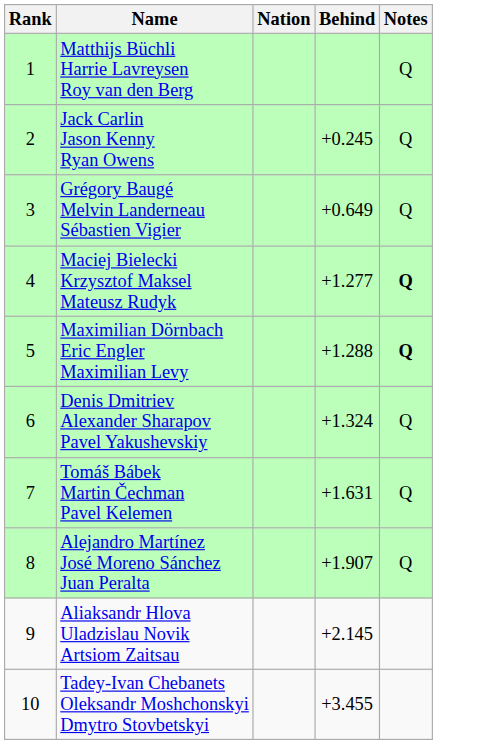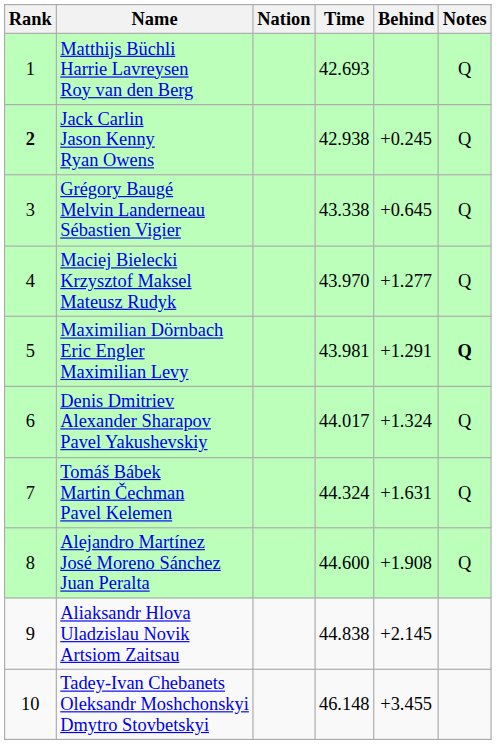+ column: (344, 19)
(30, 139) normal -> (30, 139) bold
(347, 210) +0.649 -> (406, 210) +0.645
(406, 280) bold -> (465, 280) normal
(347, 351) +1.288 -> (406, 351) +1.291
(347, 563) +1.907 -> (406, 563) +1.908
